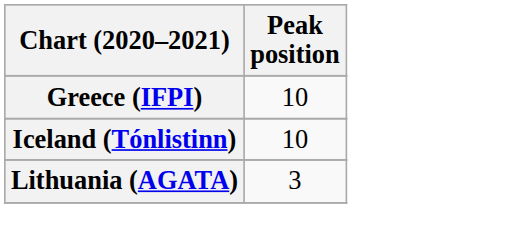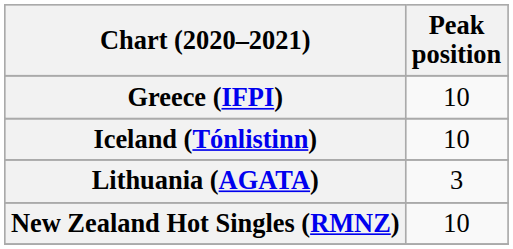+ row: (205, 222)
